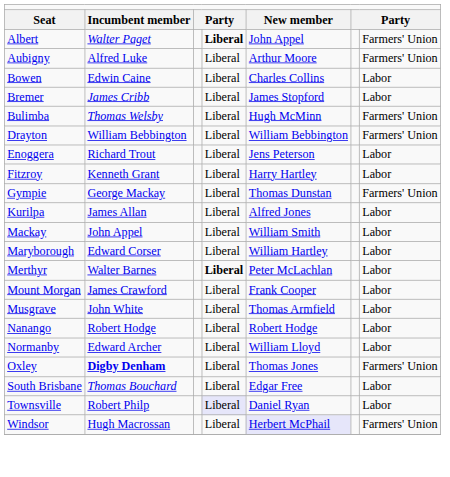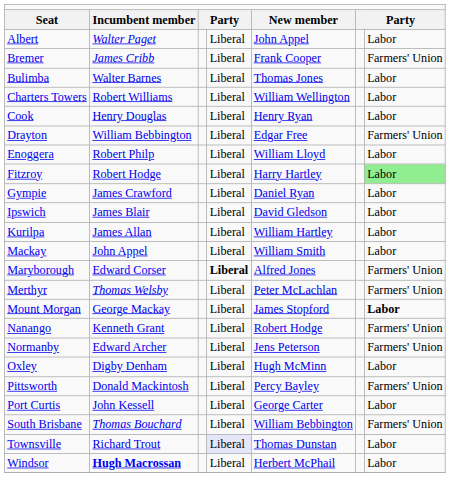(224, 39) bold -> (227, 39) normal
(400, 39) Farmers' Union -> (382, 39) Labor
- row: (28, 58)
- row: (24, 77)
(286, 96) James Stopford -> (287, 58) Frank Cooper
(377, 96) Labor -> (405, 58) Farmers' Union
(125, 116) Thomas Welsby -> (127, 77) Walter Barnes
(285, 116) Hugh McMinn -> (288, 77) Thomas Jones
(400, 116) Farmers' Union -> (382, 77) Labor
+ row: (47, 96)
+ row: (20, 116)
(298, 135) William Bebbington -> (281, 135) Edgar Free
(121, 154) Richard Trout -> (123, 154) Robert Philp
(282, 154) Jens Peterson -> (290, 154) William Lloyd
(123, 174) Kenneth Grant -> (127, 174) Robert Hodge
(377, 174) no background -> (382, 174) lightgreen background
(126, 193) George Mackay -> (132, 193) James Crawford
(290, 193) Thomas Dunstan -> (284, 193) Daniel Ryan
(400, 193) Farmers' Union -> (382, 193) Labor
+ row: (26, 212)
(280, 212) Alfred Jones -> (293, 231) William Hartley
(222, 251) normal -> (229, 270) bold
(288, 251) William Hartley -> (285, 270) Alfred Jones
(377, 251) Labor -> (405, 270) Farmers' Union
(122, 270) Walter Barnes -> (130, 289) Thomas Welsby
(224, 270) bold -> (227, 289) normal
(377, 270) Labor -> (405, 289) Farmers' Union
(127, 289) James Crawford -> (131, 309) George Mackay
(282, 289) Frank Cooper -> (291, 309) James Stopford
(377, 289) normal -> (383, 309) bold
- row: (31, 309)
(122, 328) Robert Hodge -> (128, 328) Kenneth Grant
(377, 328) Labor -> (405, 328) Farmers' Union
(285, 347) William Lloyd -> (287, 347) Jens Peterson
(377, 347) Labor -> (405, 347) Farmers' Union
(126, 366) bold -> (130, 366) normal
(283, 366) Thomas Jones -> (290, 366) Hugh McMinn
(400, 366) Farmers' Union -> (382, 366) Labor
+ row: (32, 386)
+ row: (34, 405)
(276, 386) Edgar Free -> (303, 424) William Bebbington
(377, 386) Labor -> (405, 424) Farmers' Union
(118, 405) Robert Philp -> (126, 444) Richard Trout
(279, 405) Daniel Ryan -> (295, 444) Thomas Dunstan
(129, 424) normal -> (137, 463) bold
(290, 424) lavender background -> (294, 463) no background
(400, 424) Farmers' Union -> (382, 463) Labor
